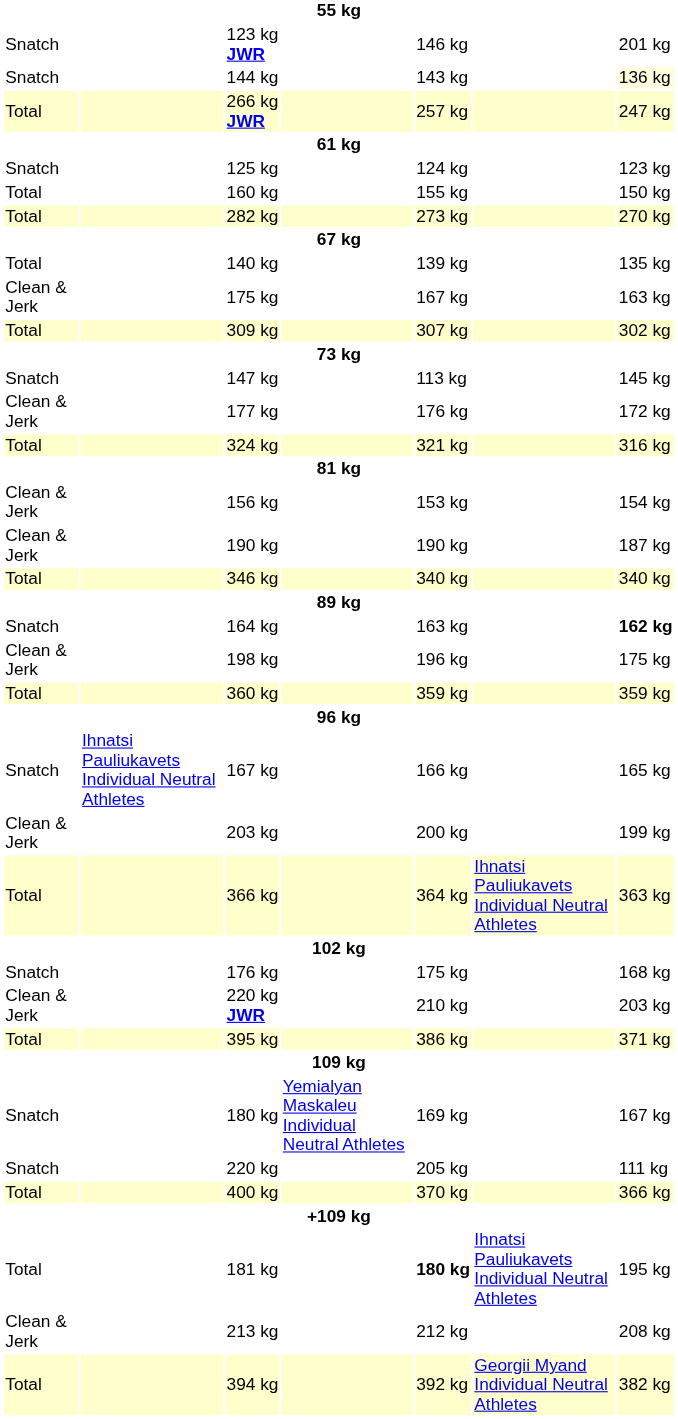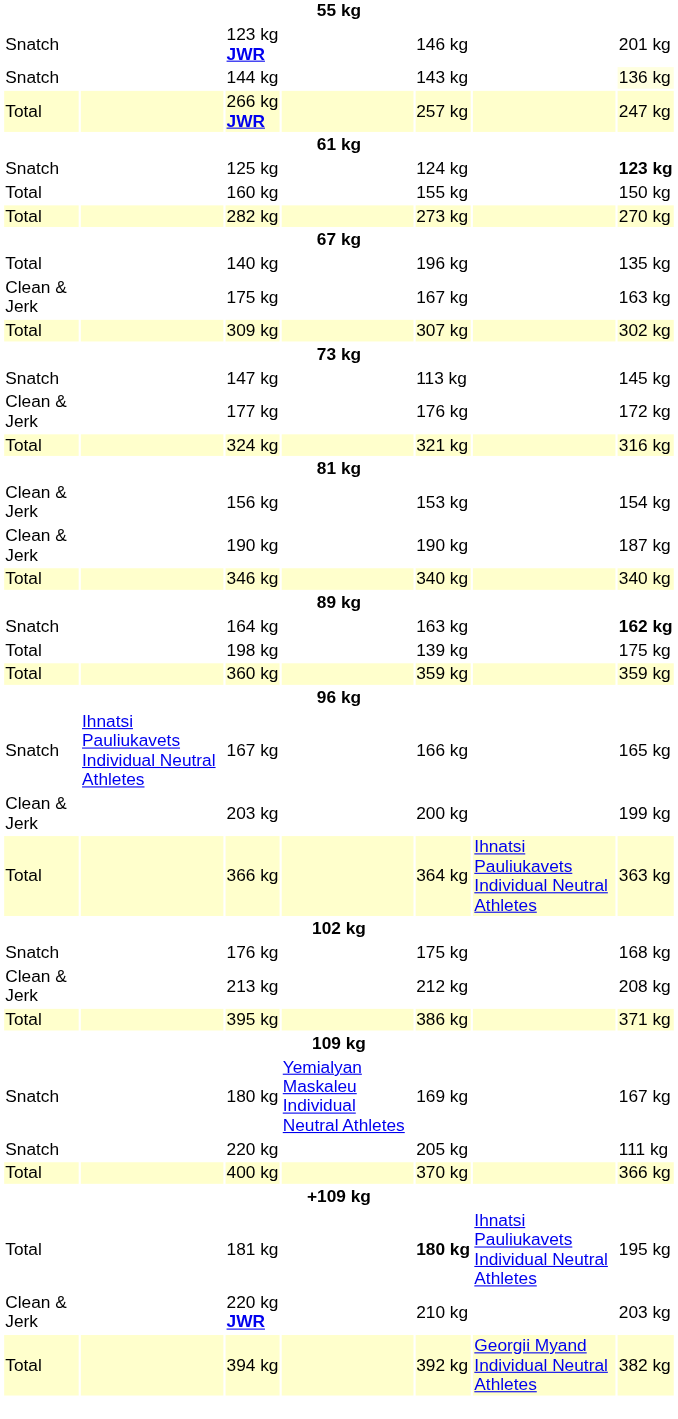(645, 168) normal -> (646, 168) bold
(442, 263) 139 kg -> (442, 263) 196 kg
(36, 660) Clean & Jerk -> (23, 650) Total
(442, 660) 196 kg -> (442, 650) 139 kg
rows swapped: (253, 1005) <-> (253, 1331)
